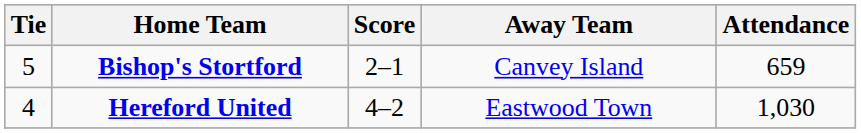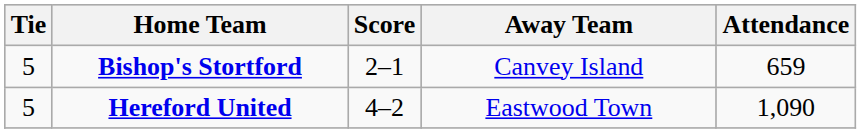(29, 107) 4 -> (29, 107) 5
(786, 107) 1,030 -> (786, 107) 1,090
